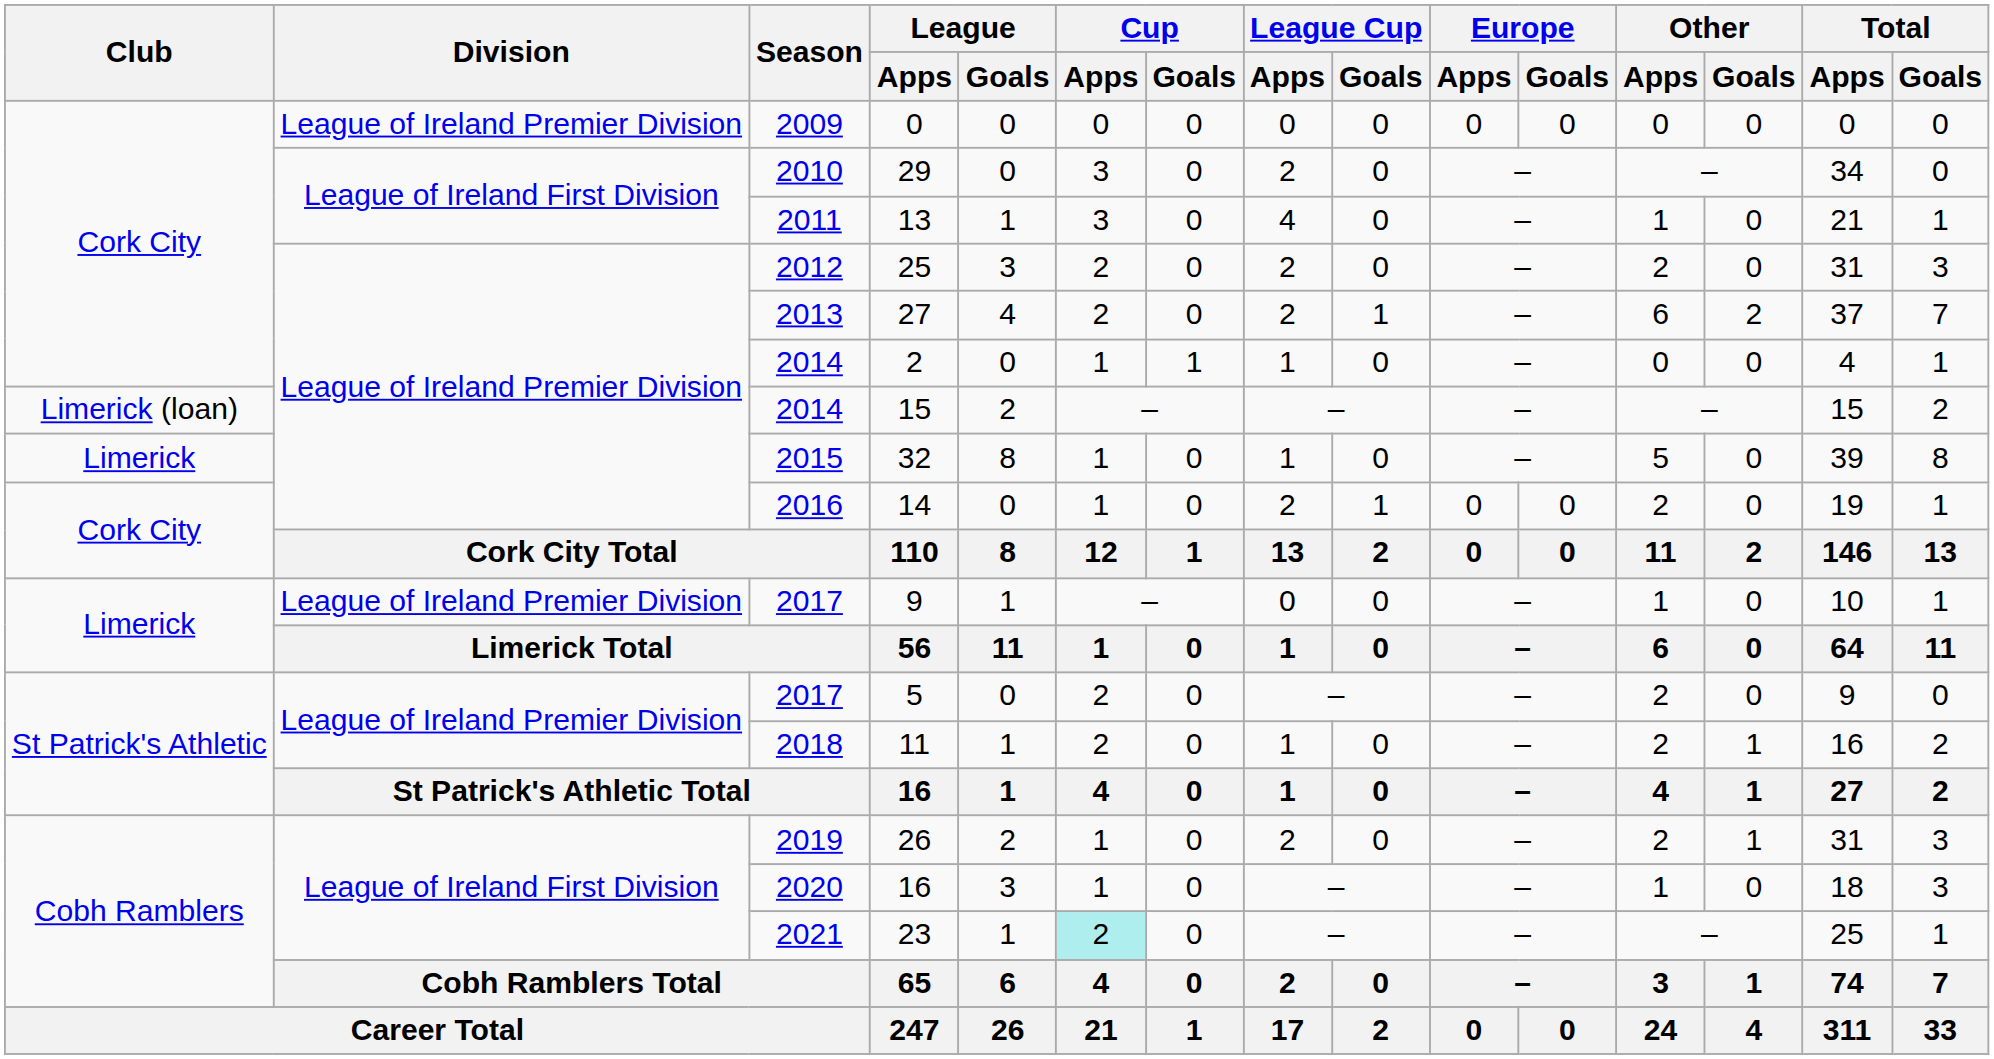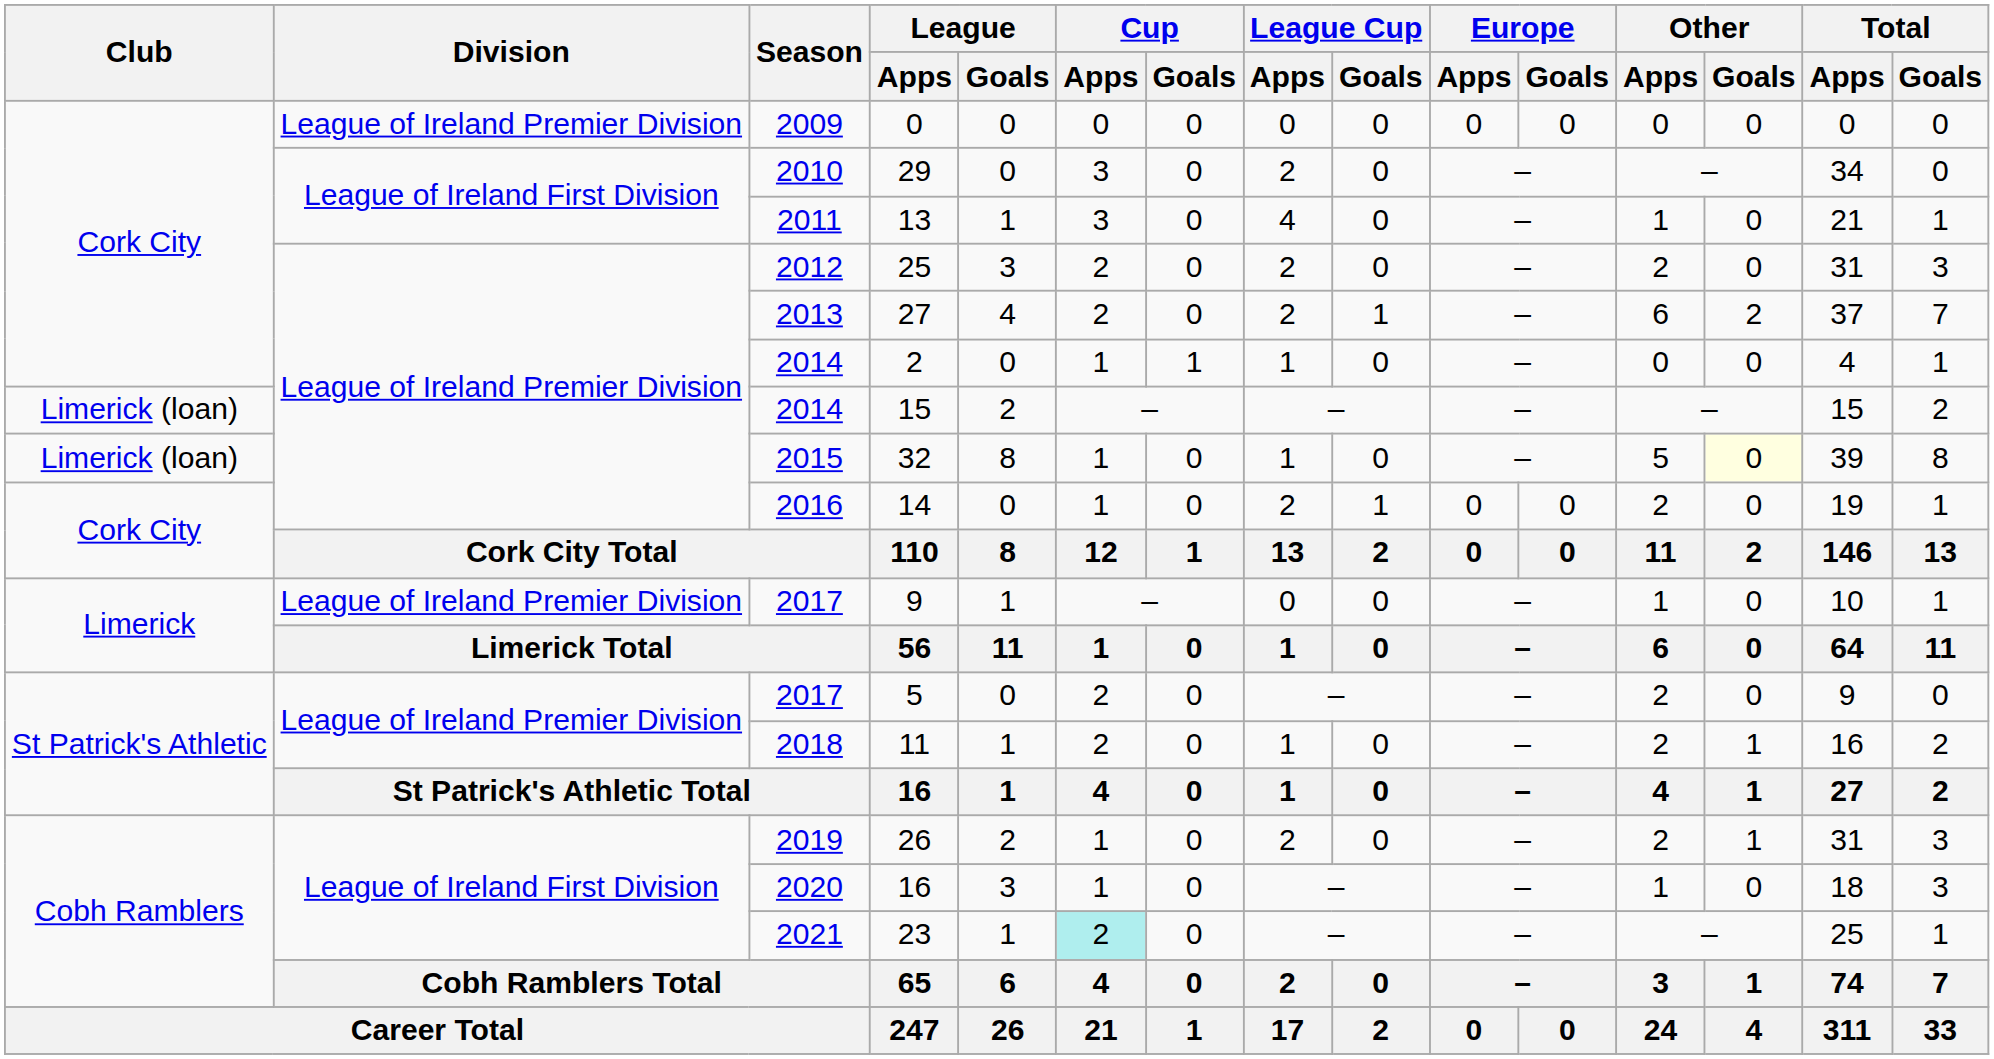(139, 457) Limerick -> (139, 457) Limerick (loan)
(1754, 457) no background -> (1754, 457) lightyellow background
